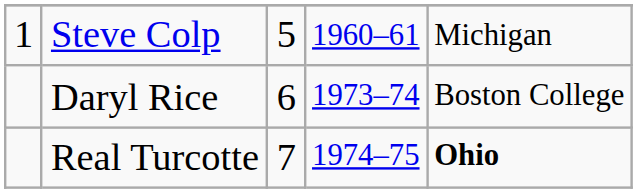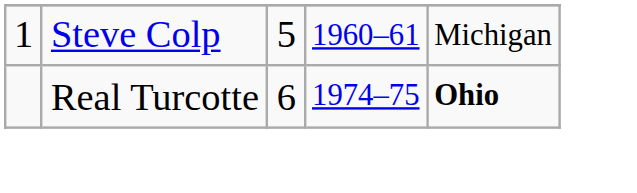- row: (135, 95)
(286, 156) 7 -> (286, 95) 6
